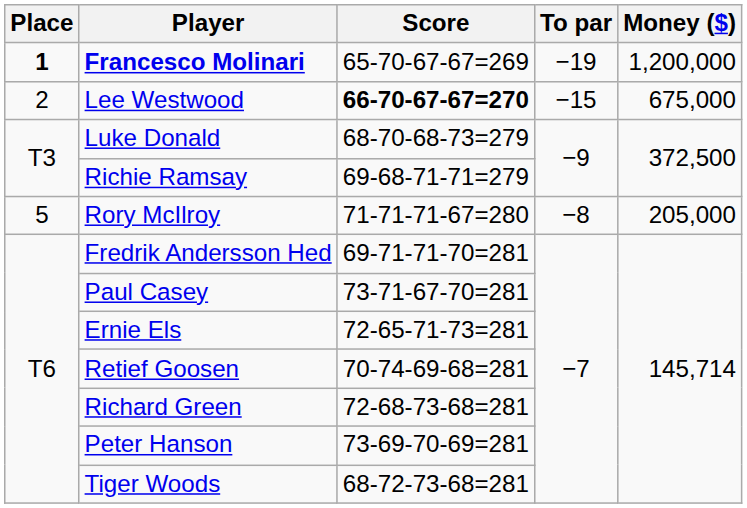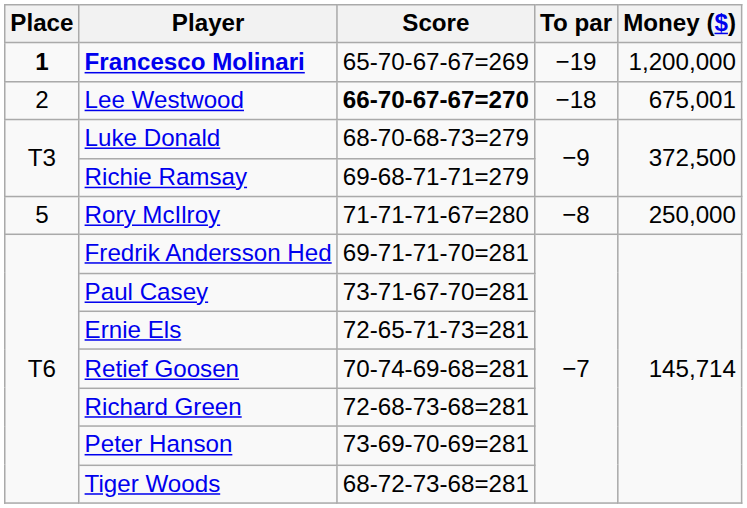(576, 100) −15 -> (576, 100) −18
(692, 100) 675,000 -> (692, 100) 675,001
(692, 215) 205,000 -> (692, 215) 250,000
